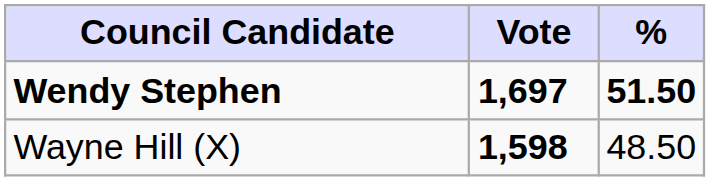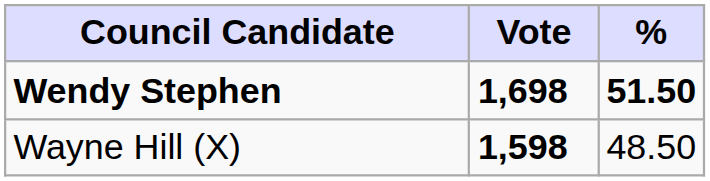(523, 89) 1,697 -> (523, 89) 1,698
